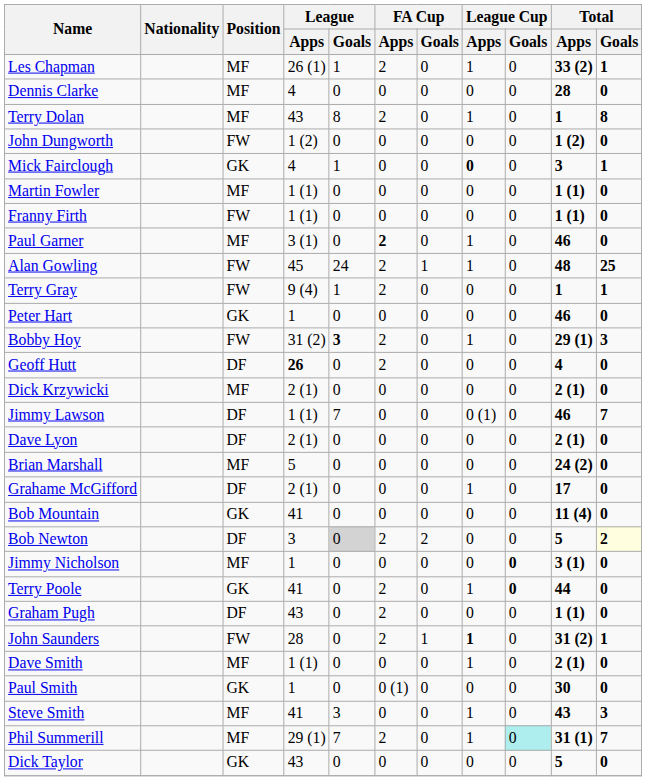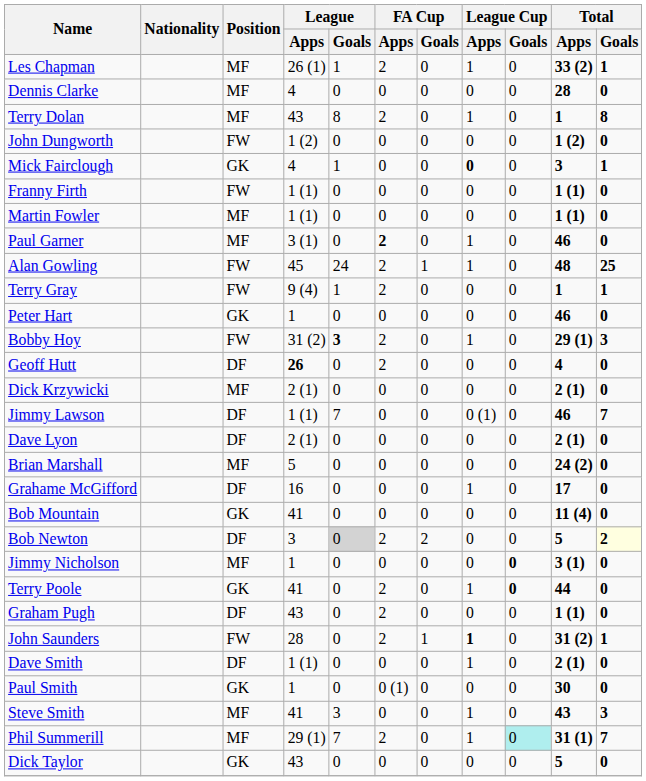rows swapped: (48, 215) <-> (54, 191)
(303, 489) 2 (1) -> (296, 489) 16
(238, 663) MF -> (237, 663) DF
